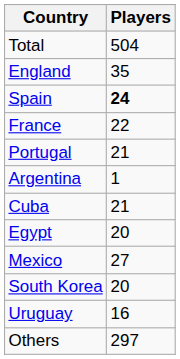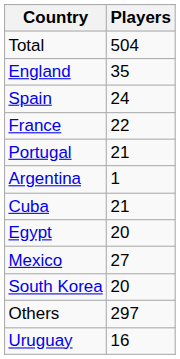(120, 98) bold -> (120, 98) normal
rows swapped: (40, 313) <-> (34, 340)
